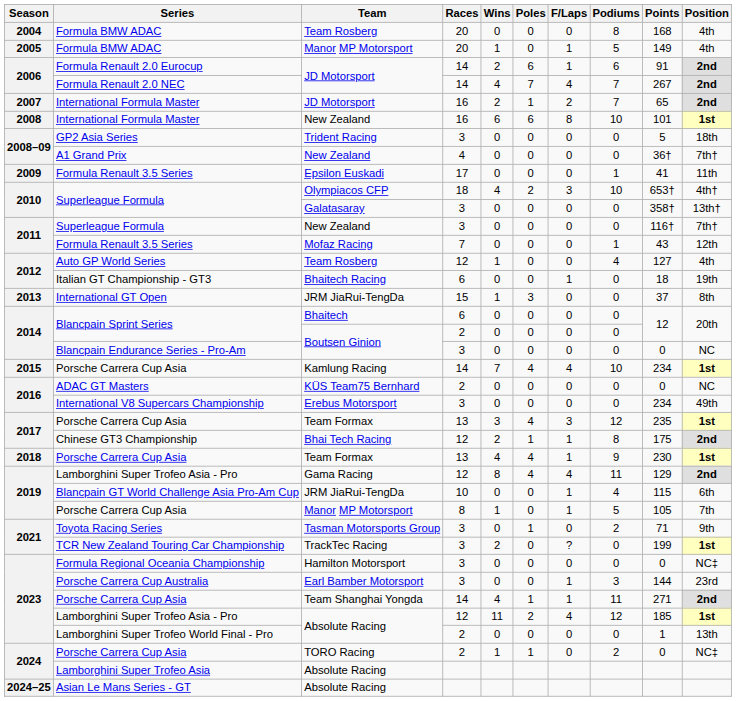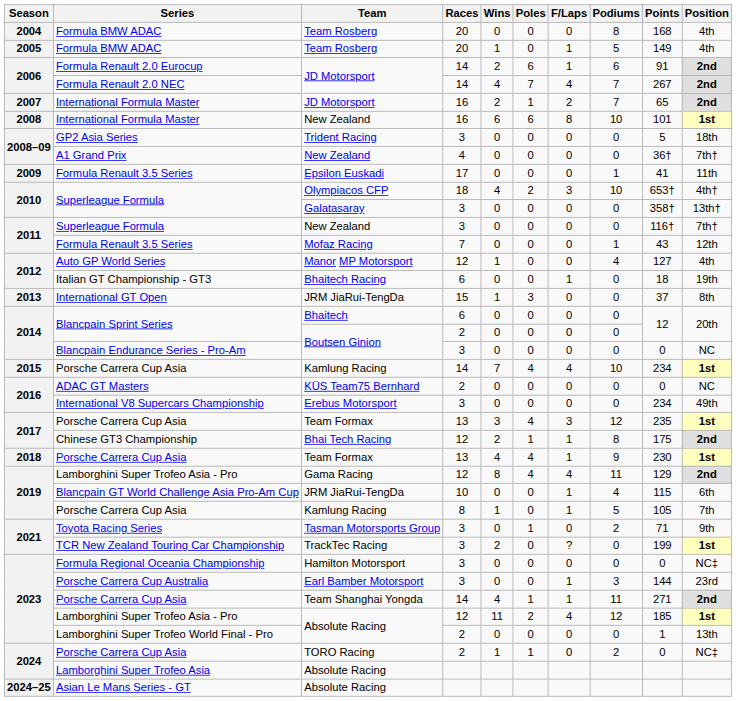(358, 49) Manor MP Motorsport -> (341, 49) Team Rosberg
(341, 262) Team Rosberg -> (358, 262) Manor MP Motorsport
(358, 511) Manor MP Motorsport -> (345, 511) Kamlung Racing
